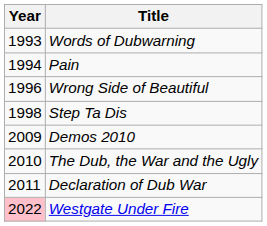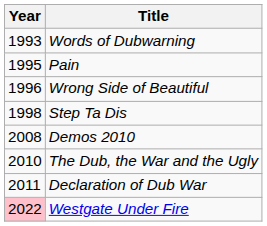(25, 64) 1994 -> (25, 64) 1995
(25, 137) 2009 -> (25, 137) 2008
